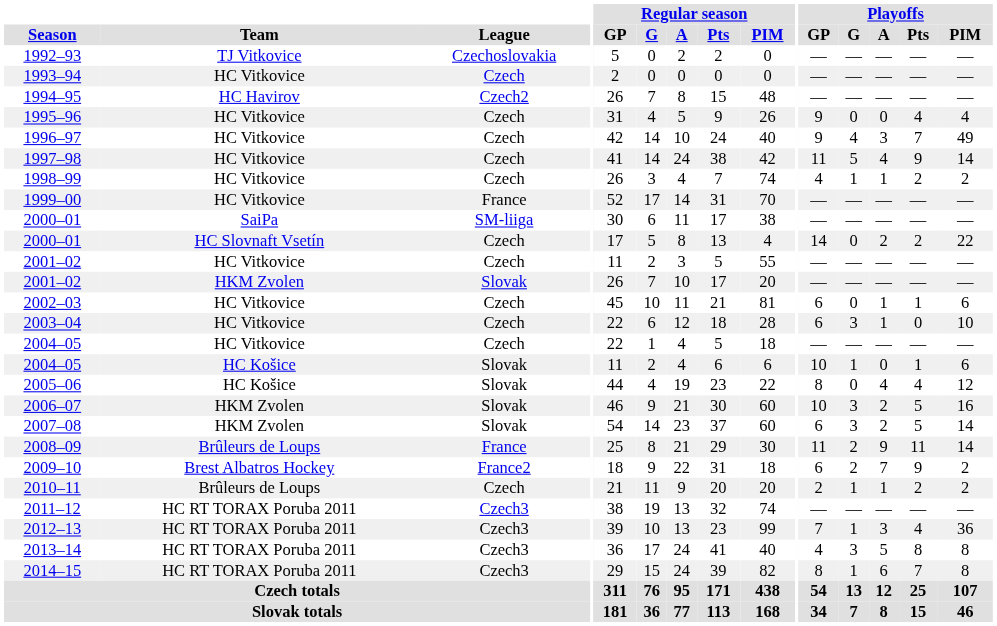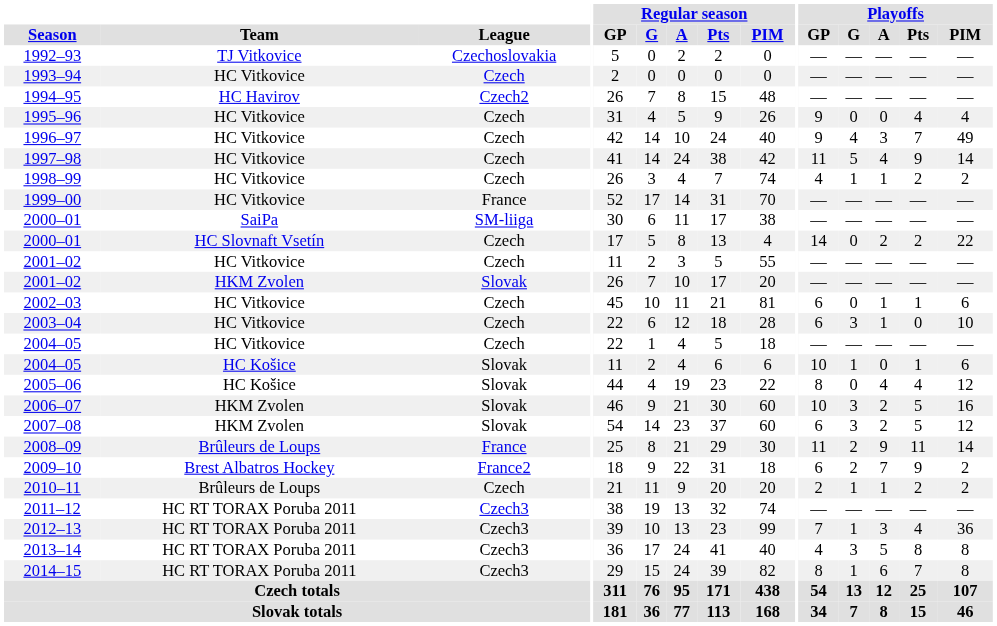(965, 426) 14 -> (965, 426) 12
